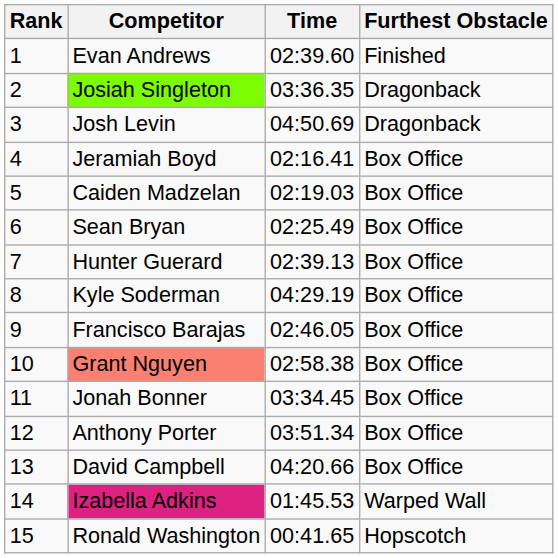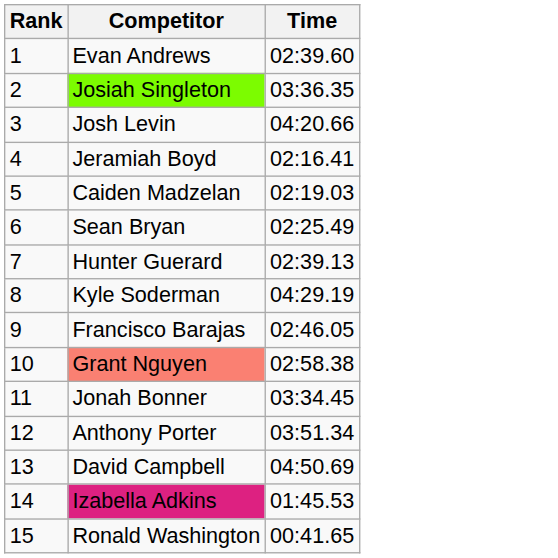- column: (456, 21)
(312, 124) 04:50.69 -> (312, 124) 04:20.66
(312, 466) 04:20.66 -> (312, 466) 04:50.69
